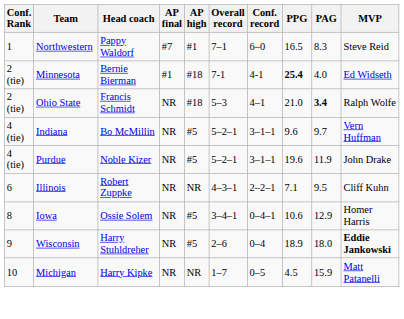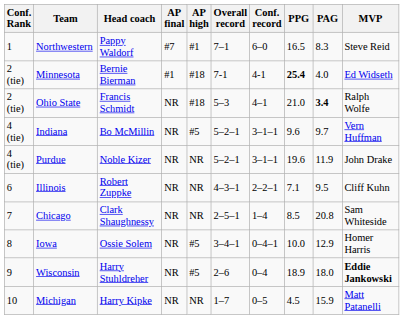(192, 159) #5 -> (196, 159) NR
+ row: (53, 215)
(294, 215) 10.6 -> (296, 244) 10.0
